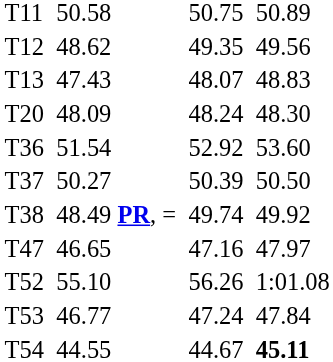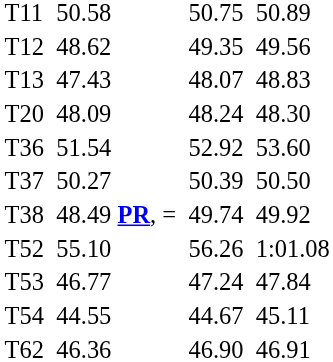- row: (24, 248)
(283, 349) bold -> (283, 316) normal
+ row: (24, 349)
